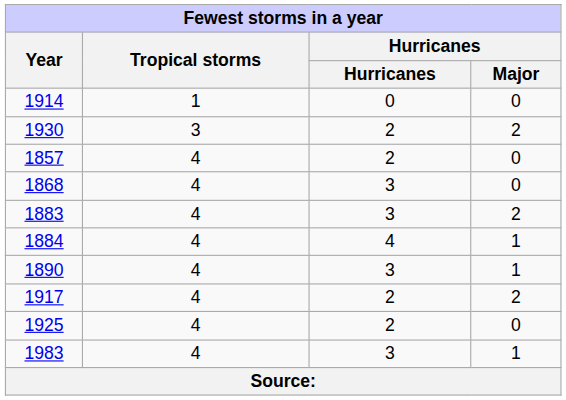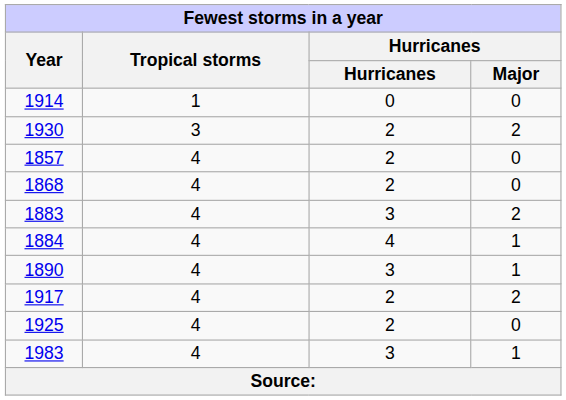(390, 185) 3 -> (390, 185) 2
